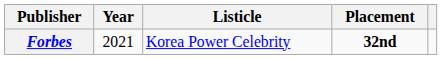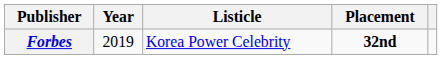(118, 41) 2021 -> (118, 41) 2019
